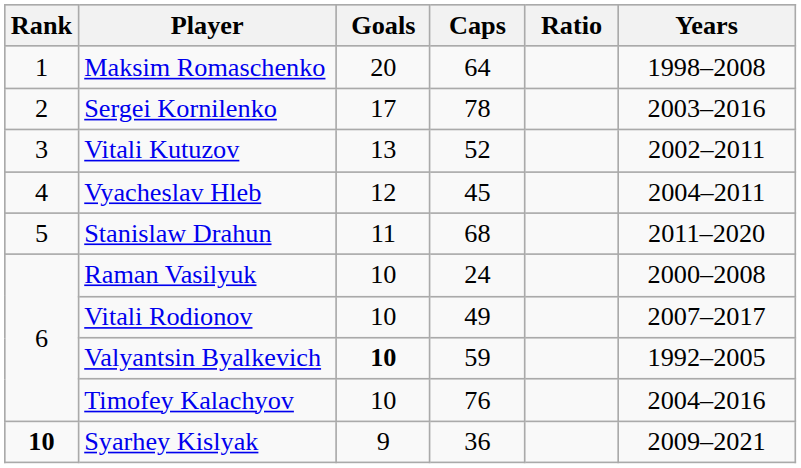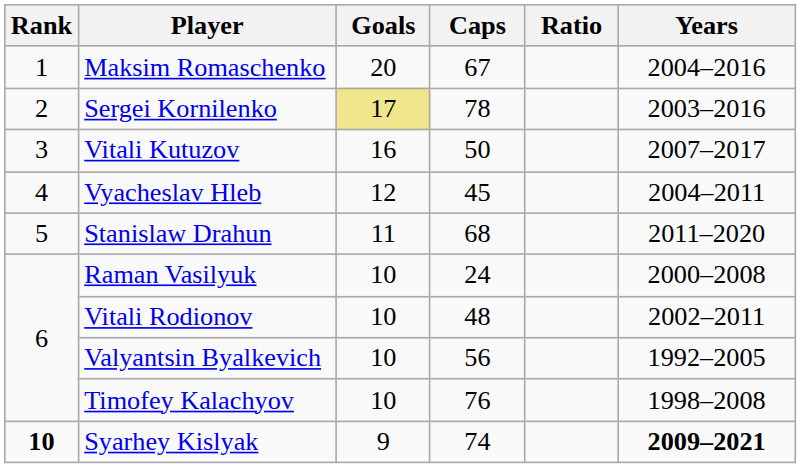(477, 66) 64 -> (477, 66) 67
(707, 66) 1998–2008 -> (707, 66) 2004–2016
(383, 108) no background -> (383, 108) khaki background
(383, 150) 13 -> (383, 150) 16
(477, 150) 52 -> (477, 150) 50
(707, 150) 2002–2011 -> (707, 150) 2007–2017
(477, 316) 49 -> (477, 316) 48
(707, 316) 2007–2017 -> (707, 316) 2002–2011
(383, 358) bold -> (383, 358) normal
(477, 358) 59 -> (477, 358) 56
(707, 399) 2004–2016 -> (707, 399) 1998–2008
(477, 441) 36 -> (477, 441) 74
(707, 441) normal -> (707, 441) bold
